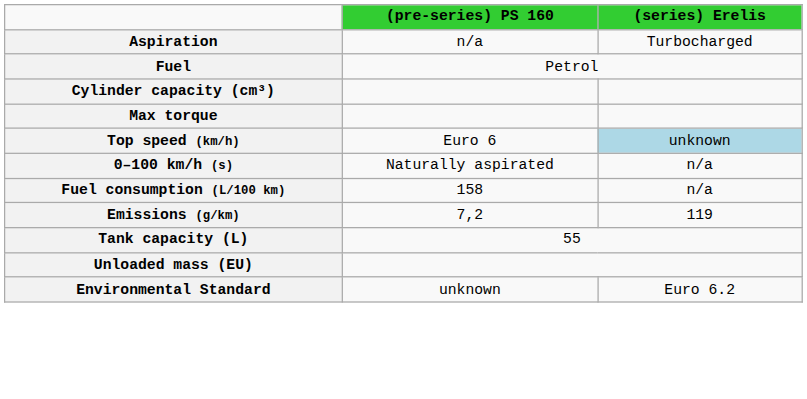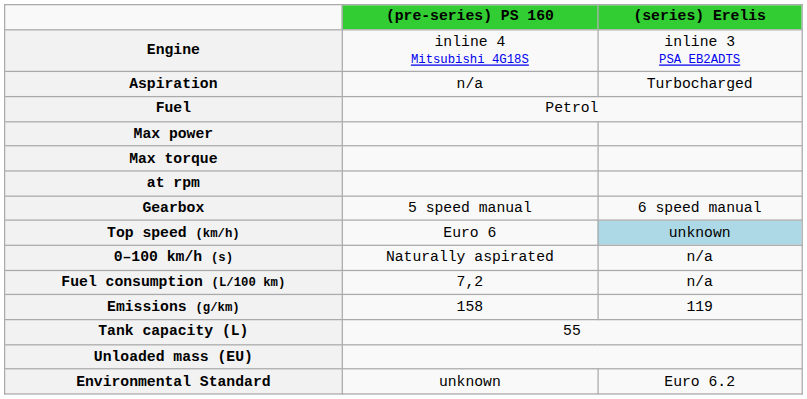+ row: (173, 50)
- row: (173, 91)
+ row: (173, 133)
+ row: (173, 183)
+ row: (173, 208)
(470, 190) 158 -> (470, 282) 7,2
(470, 215) 7,2 -> (470, 307) 158
